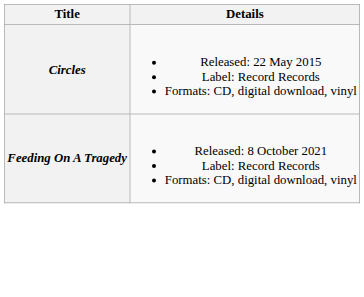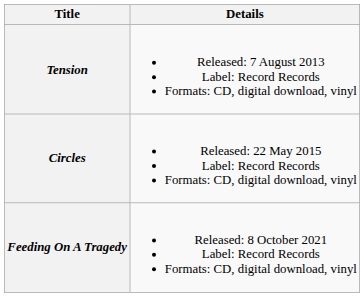+ row: (67, 69)
